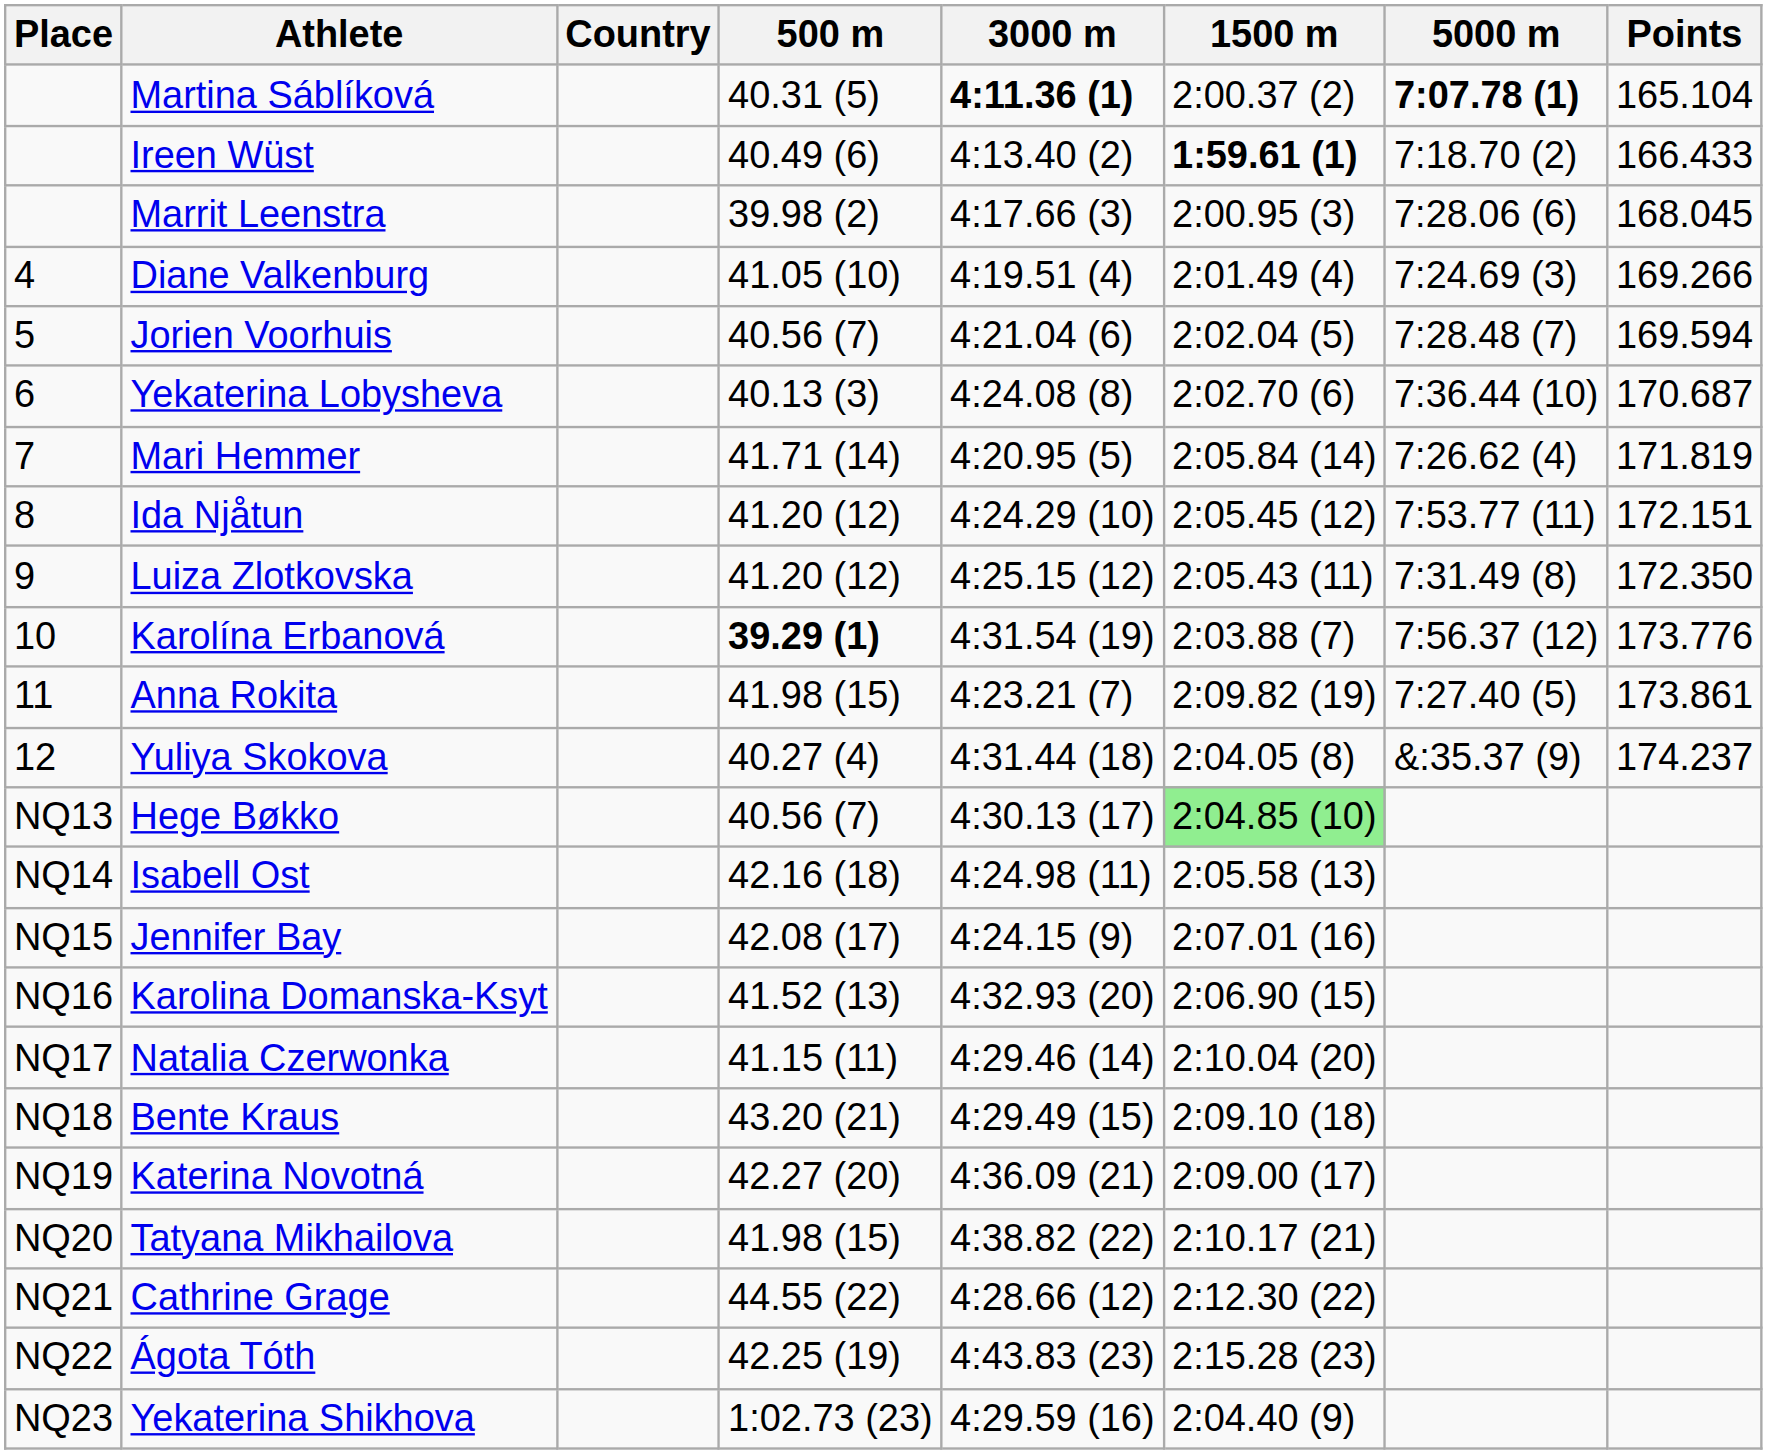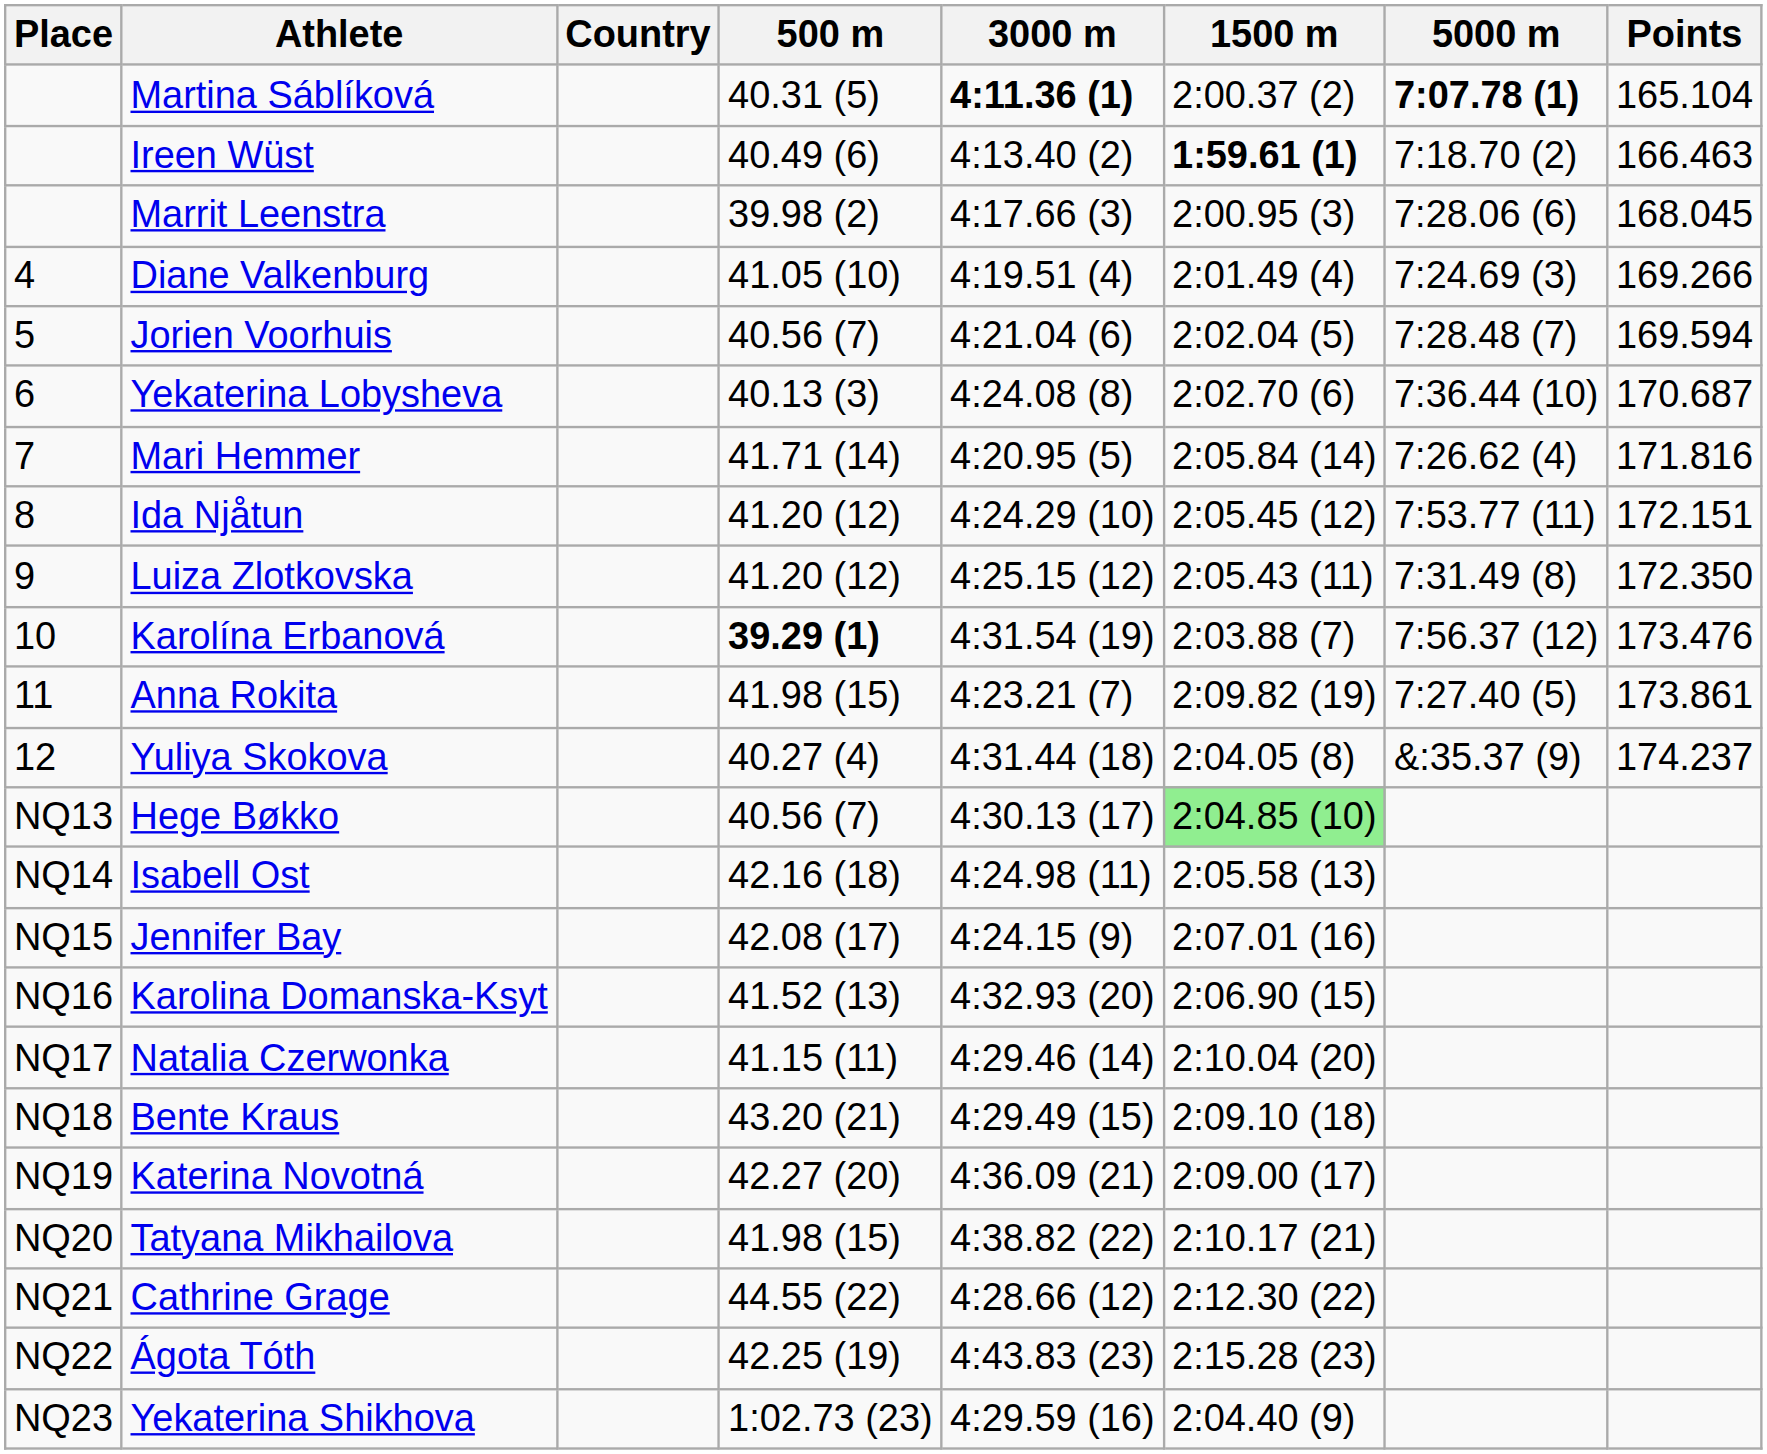(1685, 154) 166.433 -> (1685, 154) 166.463
(1685, 455) 171.819 -> (1685, 455) 171.816
(1685, 635) 173.776 -> (1685, 635) 173.476
